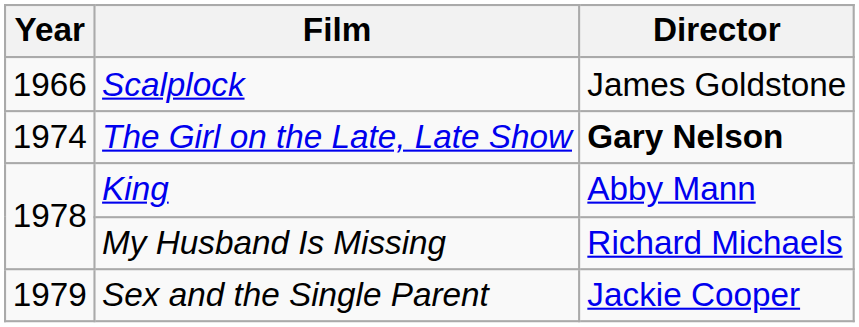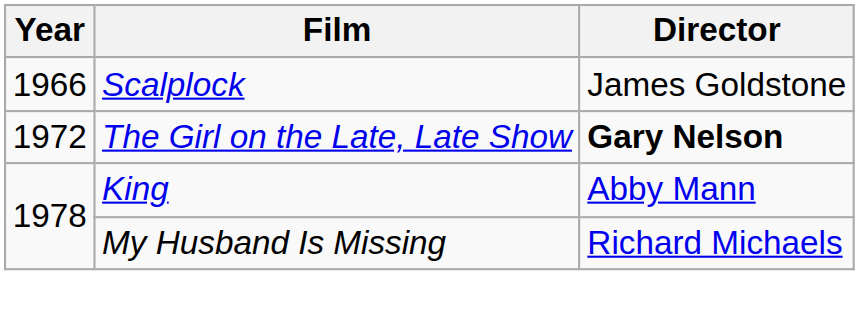(50, 136) 1974 -> (50, 136) 1972
- row: (295, 294)
